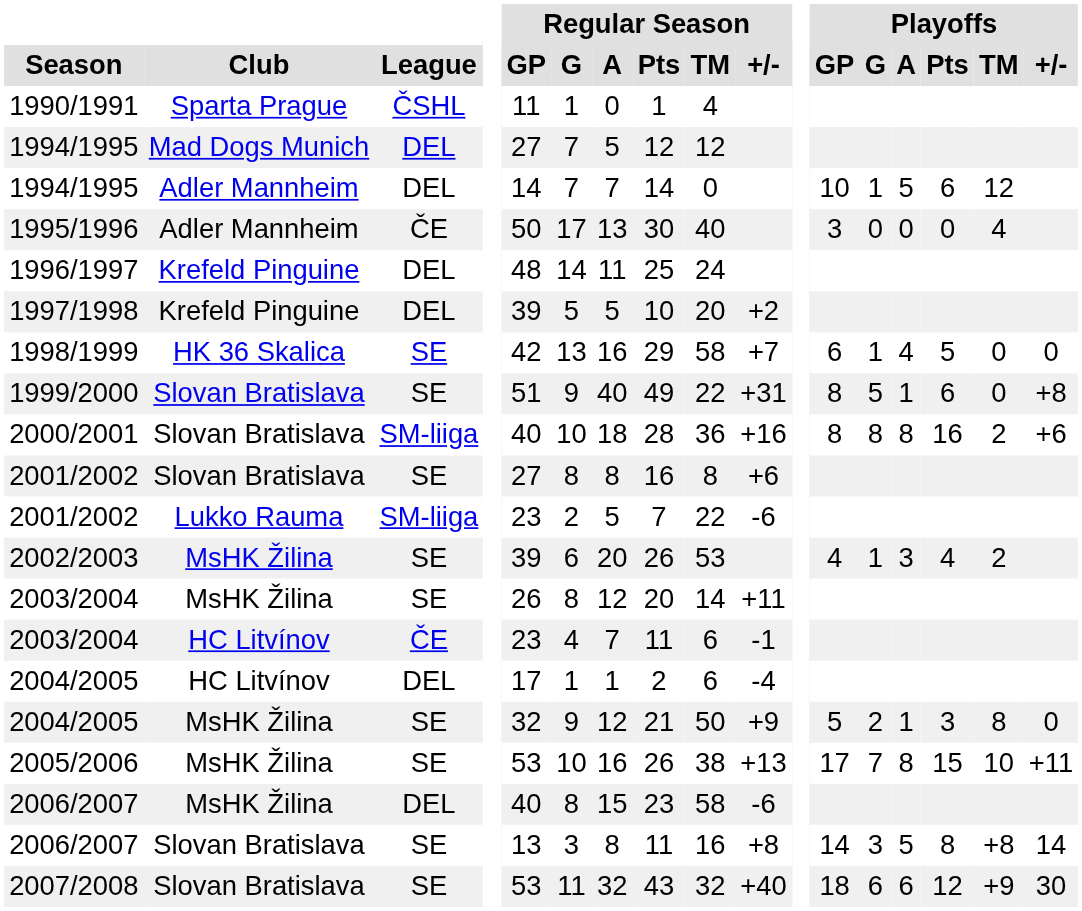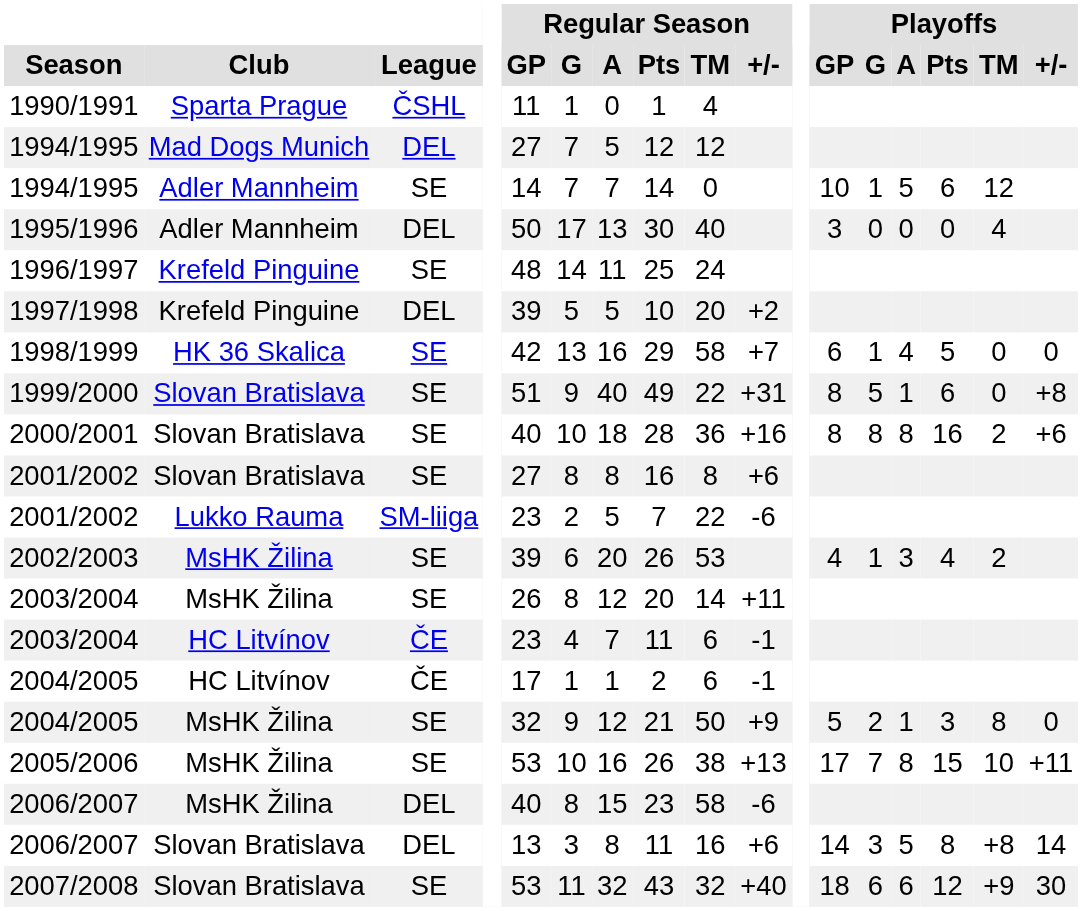(429, 188) DEL -> (429, 188) SE
(429, 229) ČE -> (429, 229) DEL
(429, 270) DEL -> (429, 270) SE
(429, 434) SM-liiga -> (429, 434) SE
(429, 680) DEL -> (429, 680) ČE
(763, 680) -4 -> (763, 680) -1
(429, 844) SE -> (429, 844) DEL
(763, 844) +8 -> (763, 844) +6
